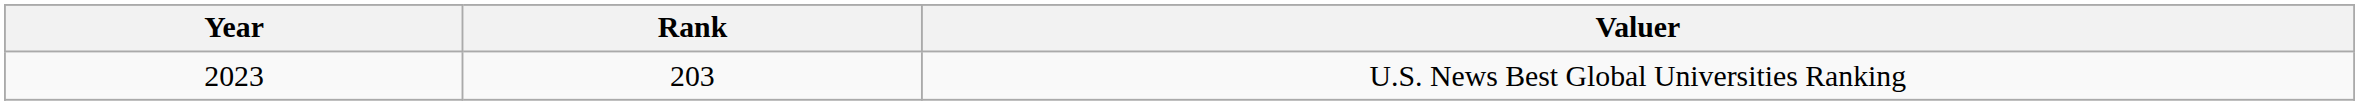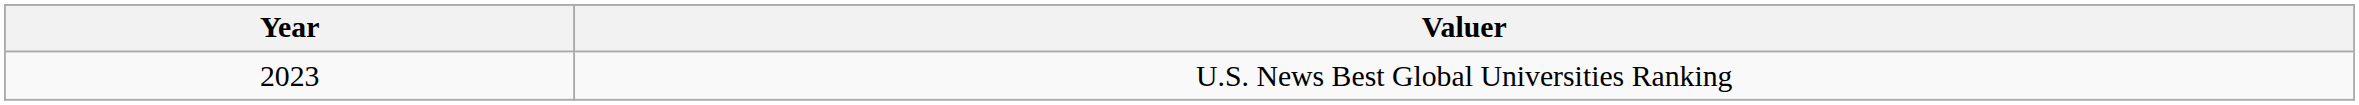- column: (692, 28)
